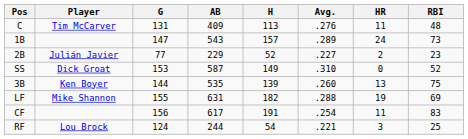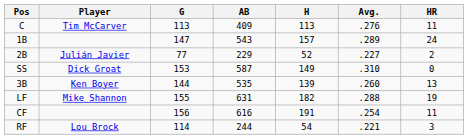- column: (436, 12)
(160, 26) 131 -> (182, 26) 113
(215, 112) 617 -> (244, 112) 616
(160, 127) 124 -> (182, 127) 114
